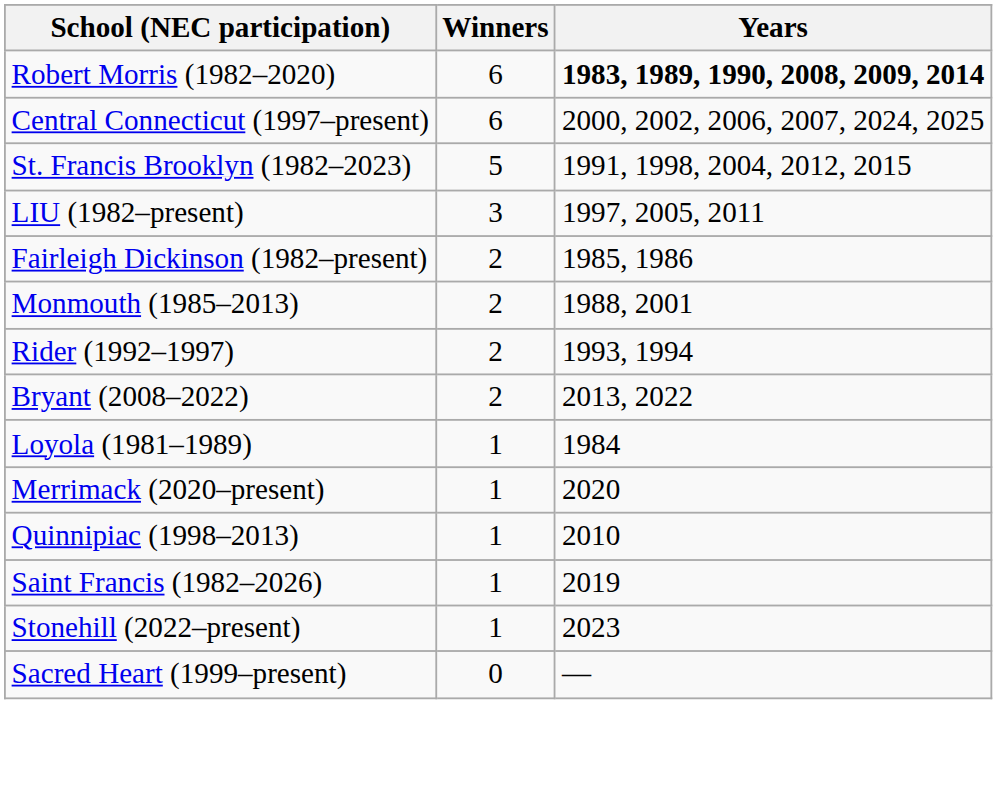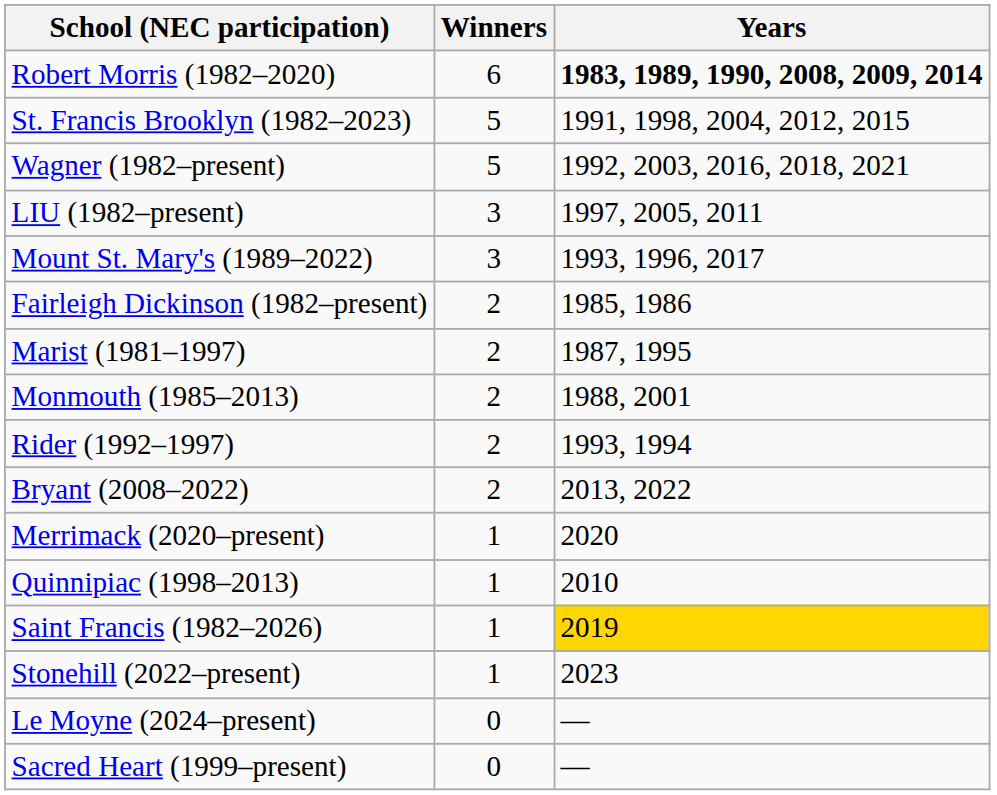- row: (220, 119)
+ row: (148, 166)
+ row: (192, 258)
+ row: (128, 350)
- row: (132, 443)
(591, 581) no background -> (590, 627) gold background
+ row: (164, 720)
